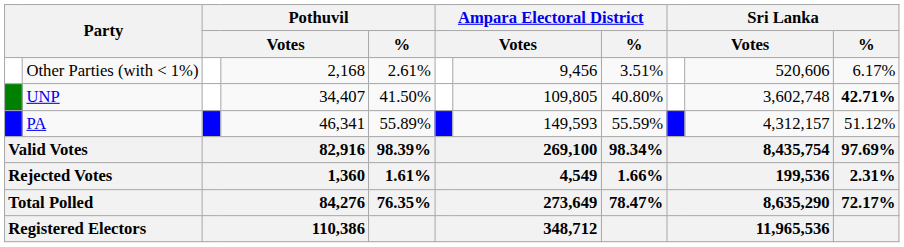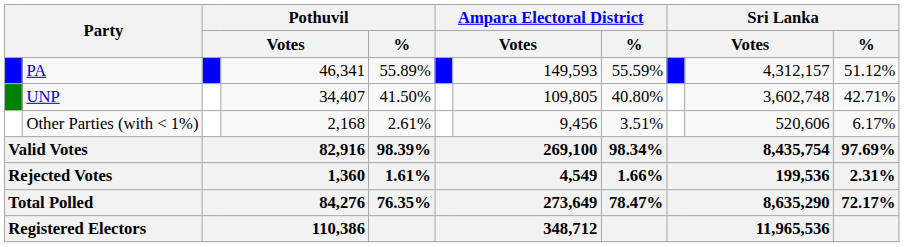rows swapped: (36, 123) <-> (112, 70)
(868, 96) bold -> (870, 96) normal
